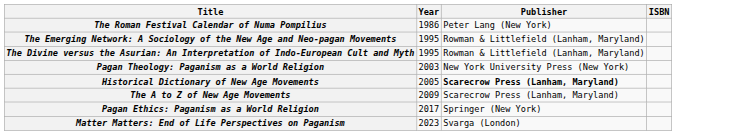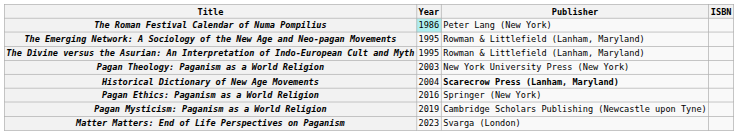(429, 25) no background -> (429, 25) paleturquoise background
(429, 81) 2005 -> (429, 81) 2004
- row: (210, 95)
(429, 109) 2017 -> (429, 95) 2016
+ row: (210, 109)
